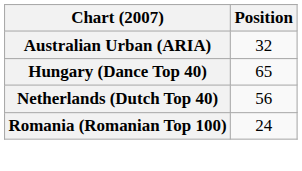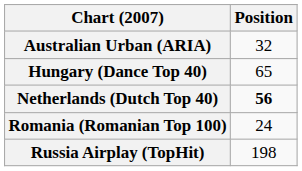(264, 98) normal -> (264, 98) bold
+ row: (118, 152)
